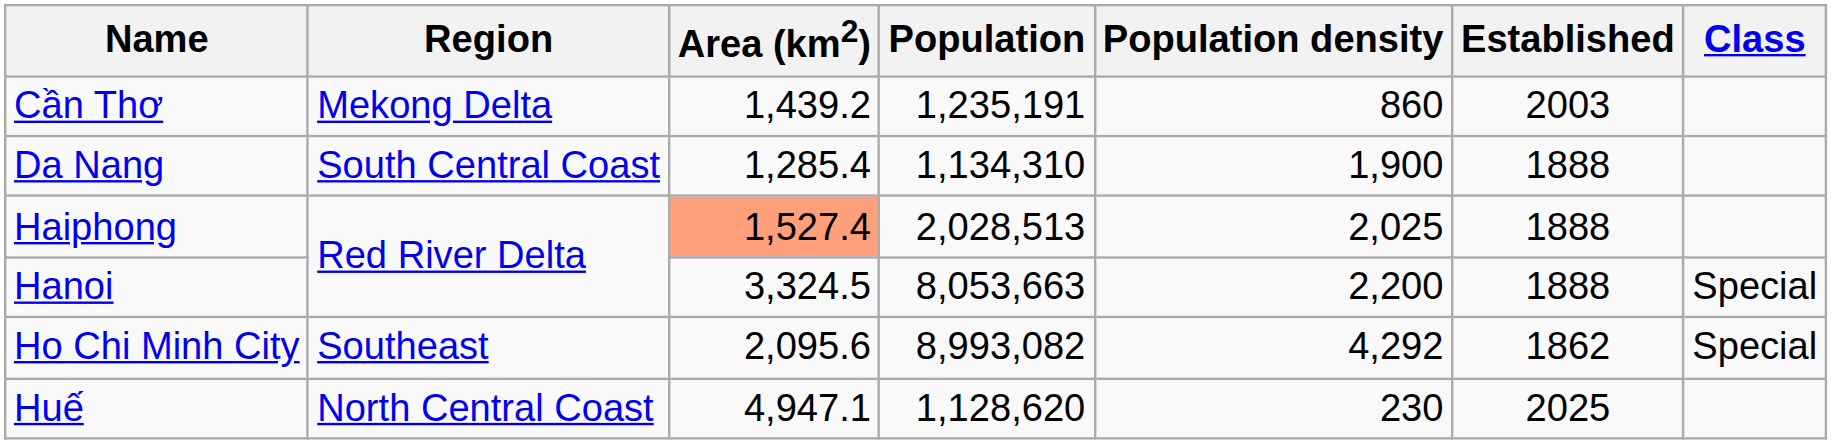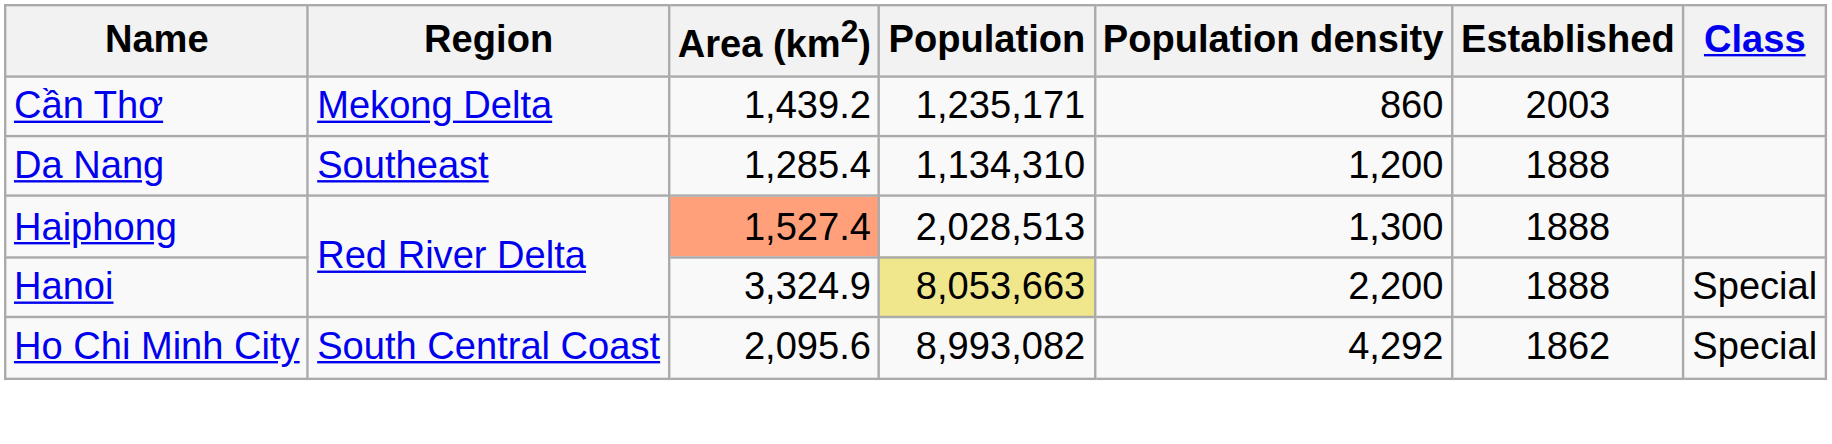(1001, 105) 1,235,191 -> (1001, 105) 1,235,171
(489, 165) South Central Coast -> (403, 165) Southeast
(1396, 165) 1,900 -> (1396, 165) 1,200
(1396, 226) 2,025 -> (1396, 226) 1,300
(807, 286) 3,324.5 -> (807, 286) 3,324.9
(1001, 286) no background -> (1001, 286) khaki background
(403, 346) Southeast -> (489, 346) South Central Coast
- row: (49, 407)
